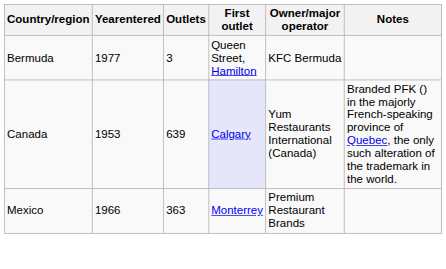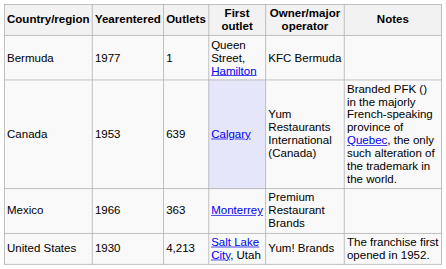(169, 57) 3 -> (169, 57) 1
+ row: (42, 248)
